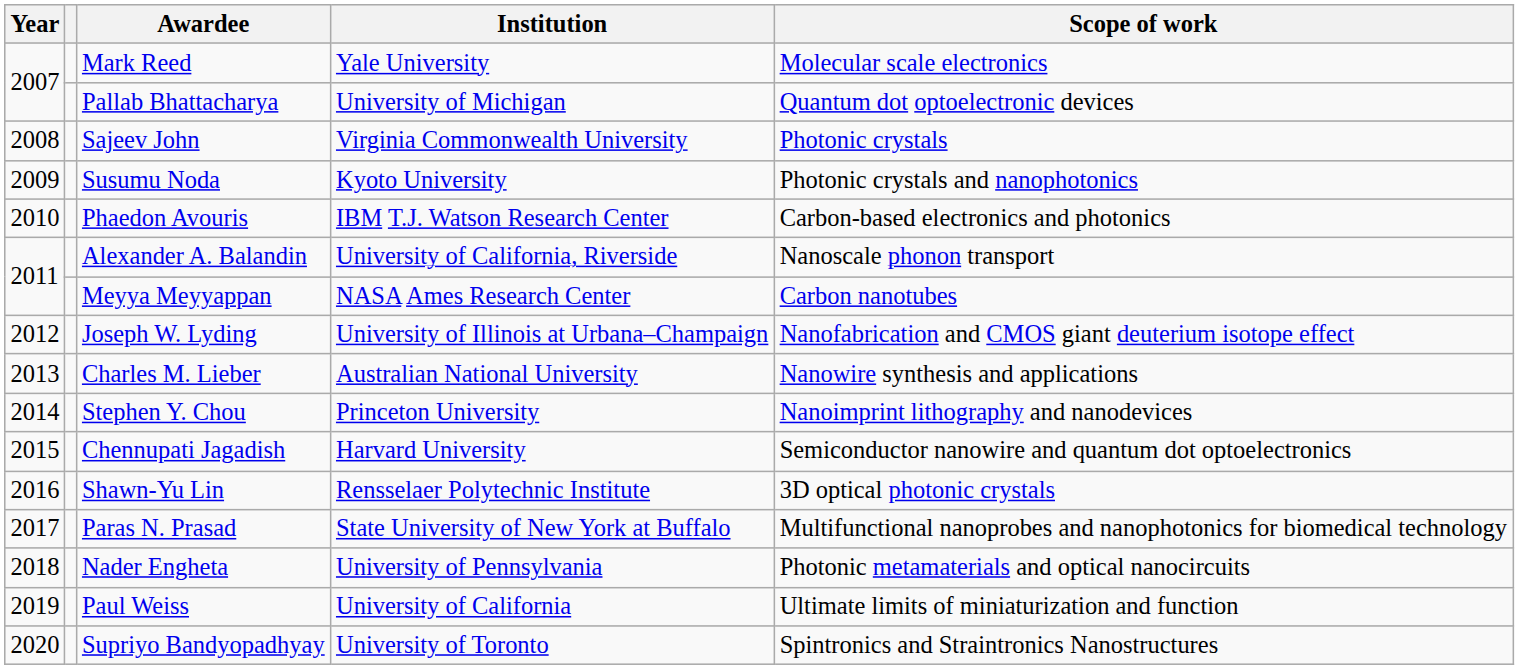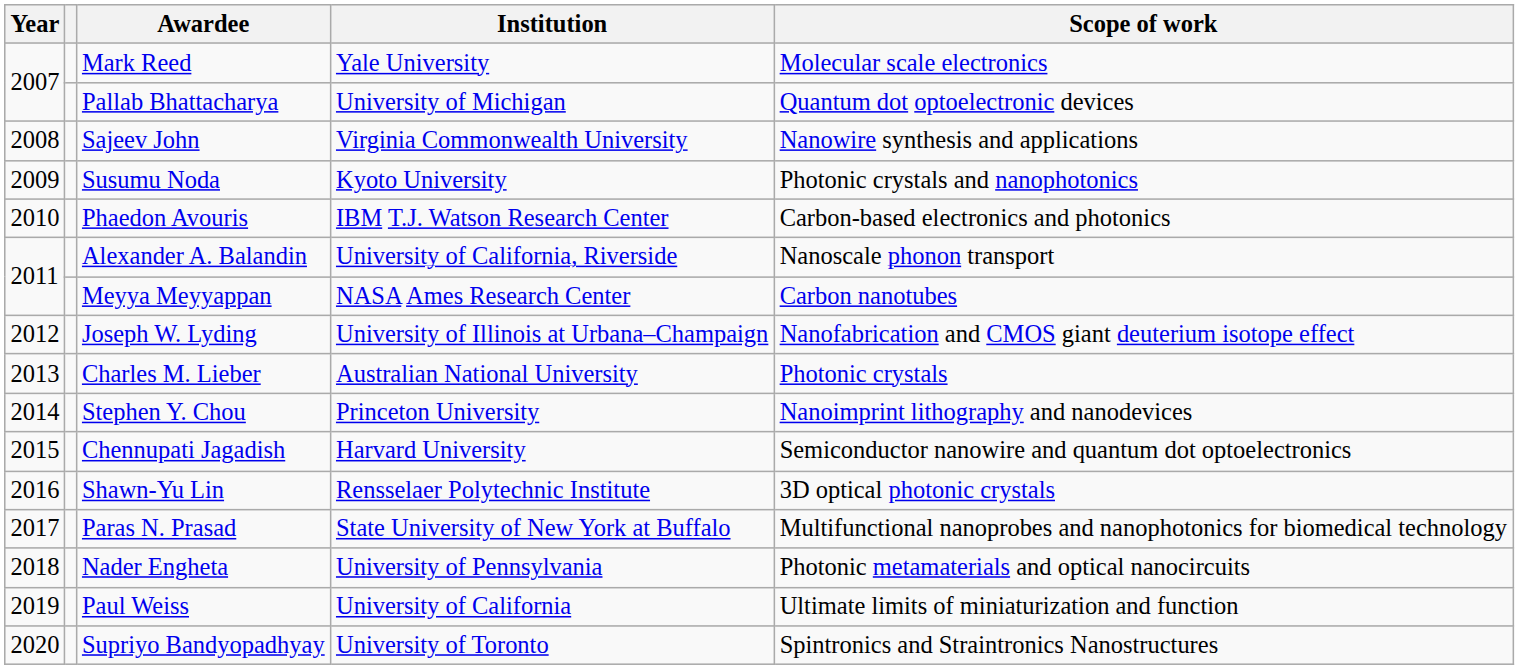(864, 140) Photonic crystals -> (959, 140) Nanowire synthesis and applications
(959, 373) Nanowire synthesis and applications -> (864, 373) Photonic crystals
